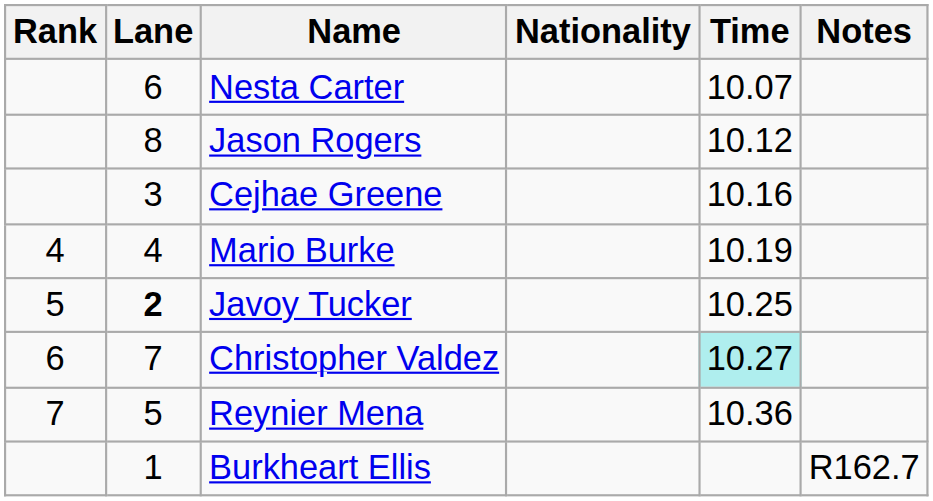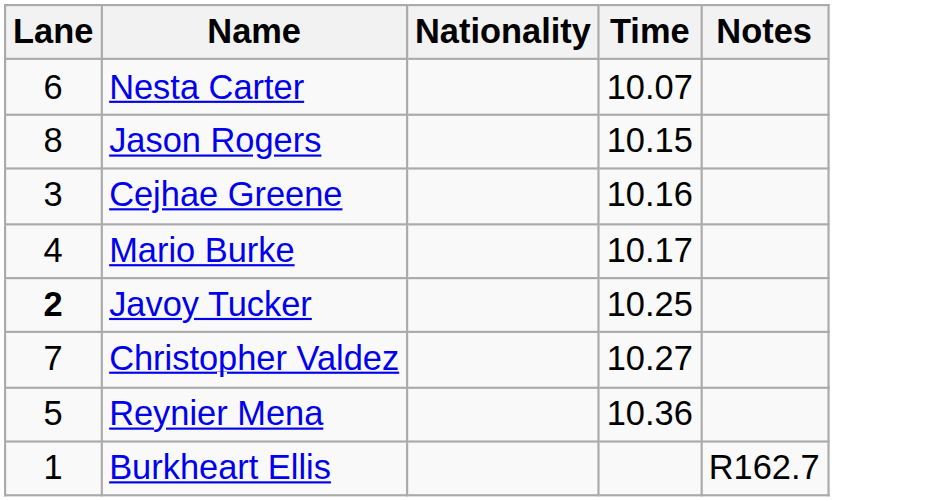- column: (55, 31)
(750, 140) 10.12 -> (650, 140) 10.15
(750, 250) 10.19 -> (650, 250) 10.17
(750, 359) paleturquoise background -> (650, 359) no background
